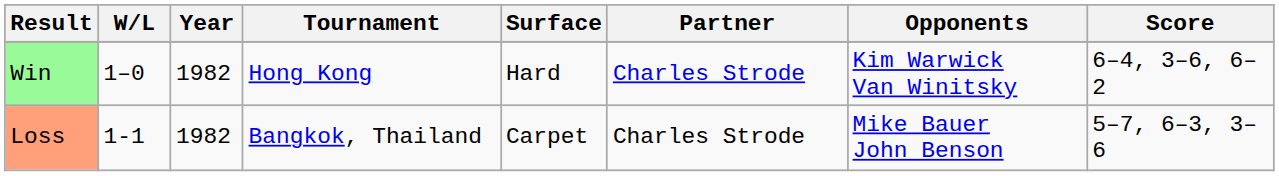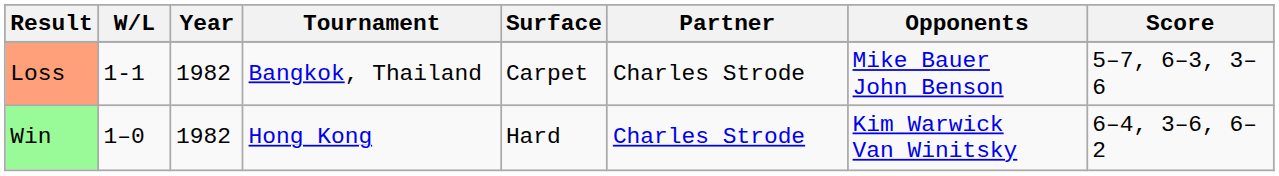rows swapped: (31, 74) <-> (38, 138)
